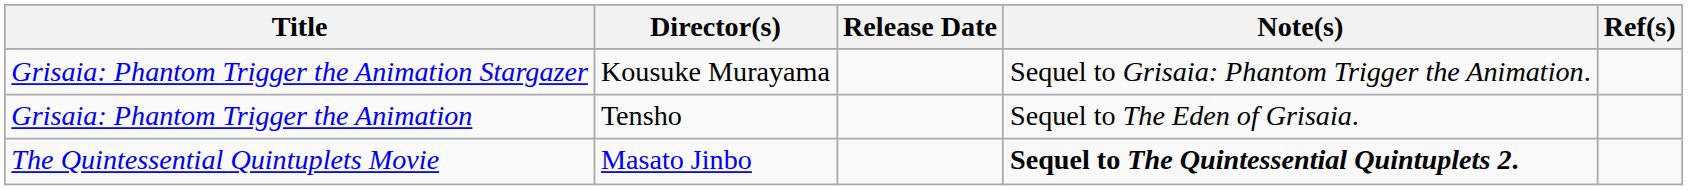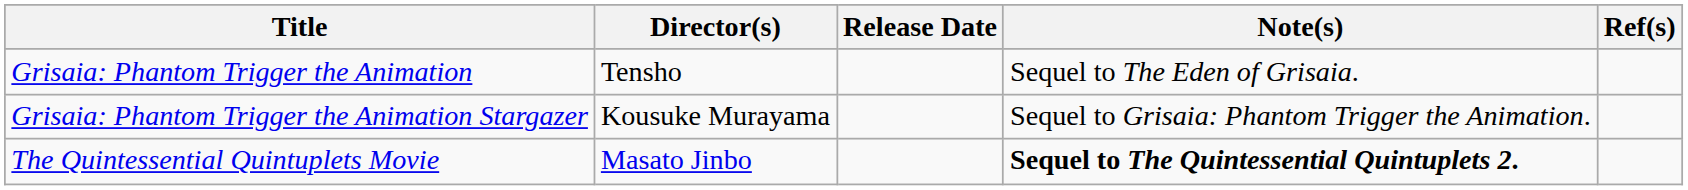rows swapped: (242, 116) <-> (300, 71)
